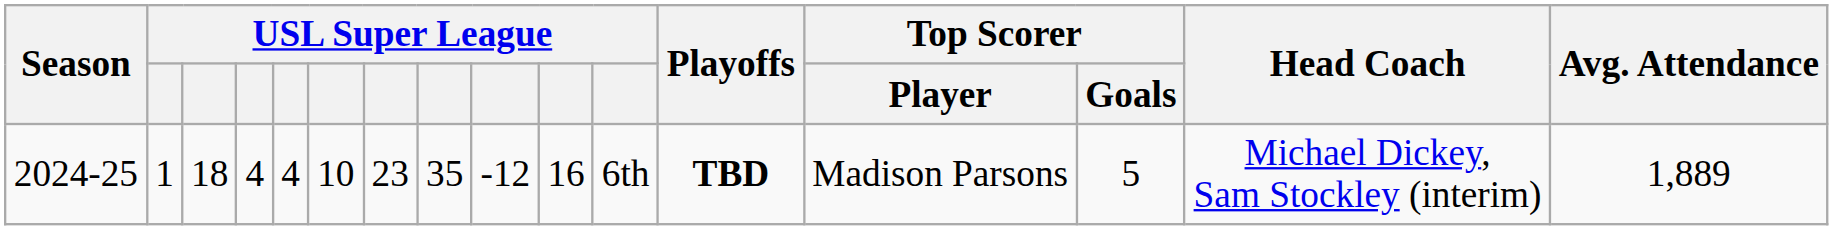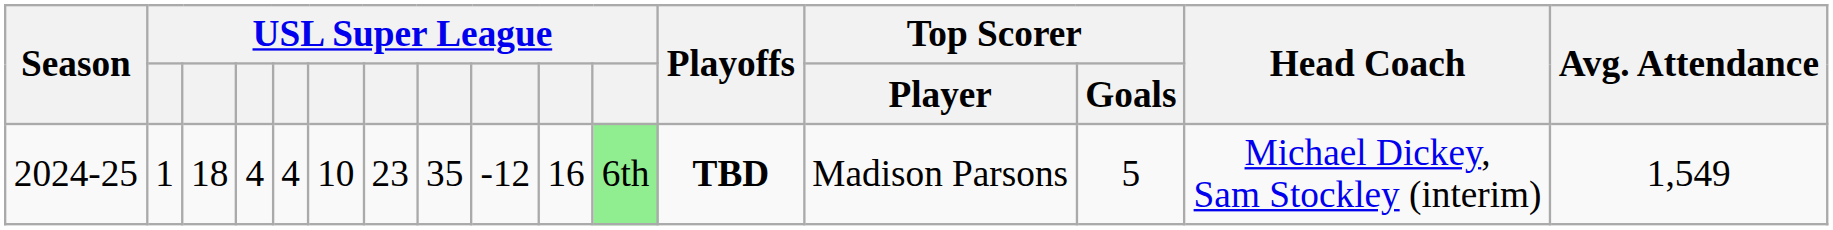(626, 173) no background -> (626, 173) lightgreen background
(1689, 173) 1,889 -> (1689, 173) 1,549
